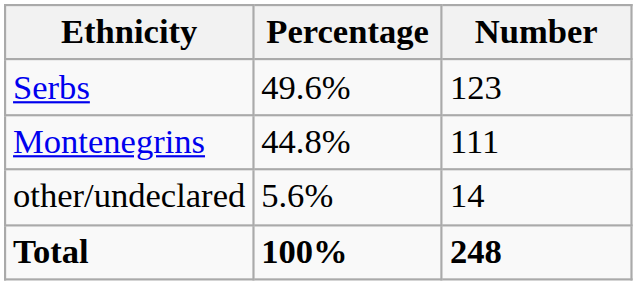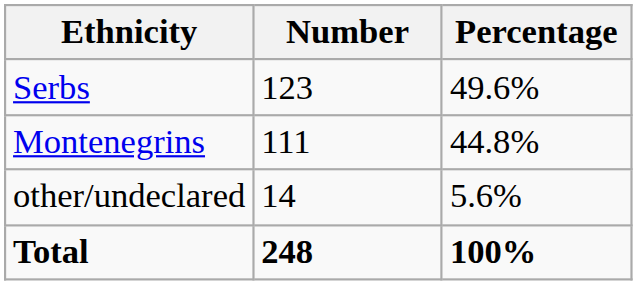columns swapped: (536, 31) <-> (348, 31)
